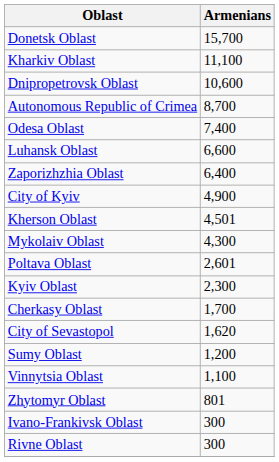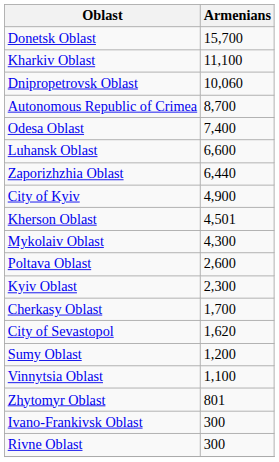(223, 83) 10,600 -> (223, 83) 10,060
(220, 173) 6,400 -> (220, 173) 6,440
(220, 264) 2,601 -> (220, 264) 2,600
